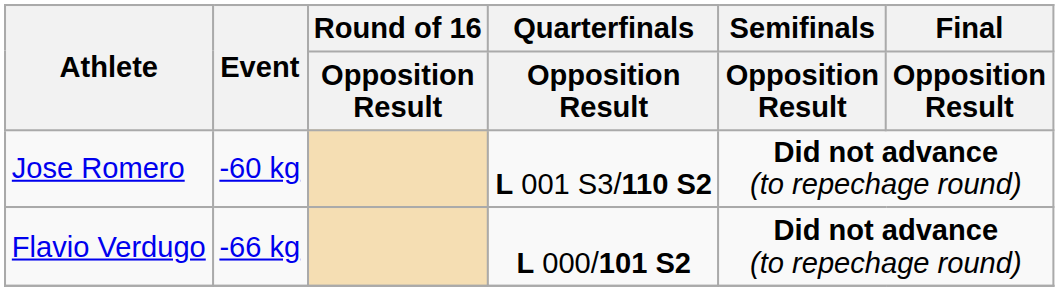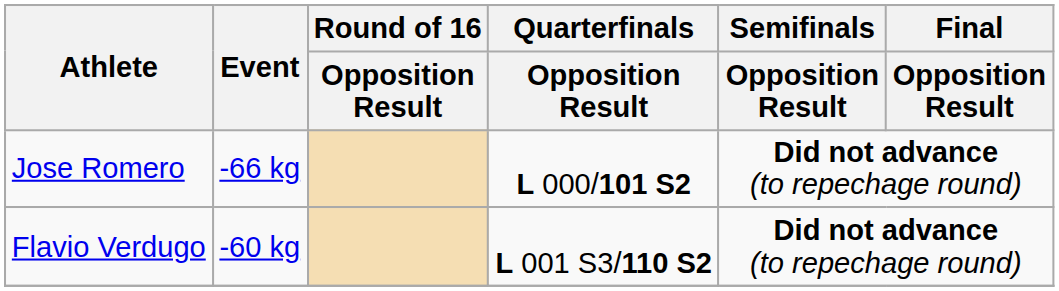(260, 169) -60 kg -> (260, 169) -66 kg
(604, 185) L 001 S3/110 S2 -> (604, 185) L 000/101 S2
(260, 247) -66 kg -> (260, 247) -60 kg
(604, 263) L 000/101 S2 -> (604, 263) L 001 S3/110 S2
